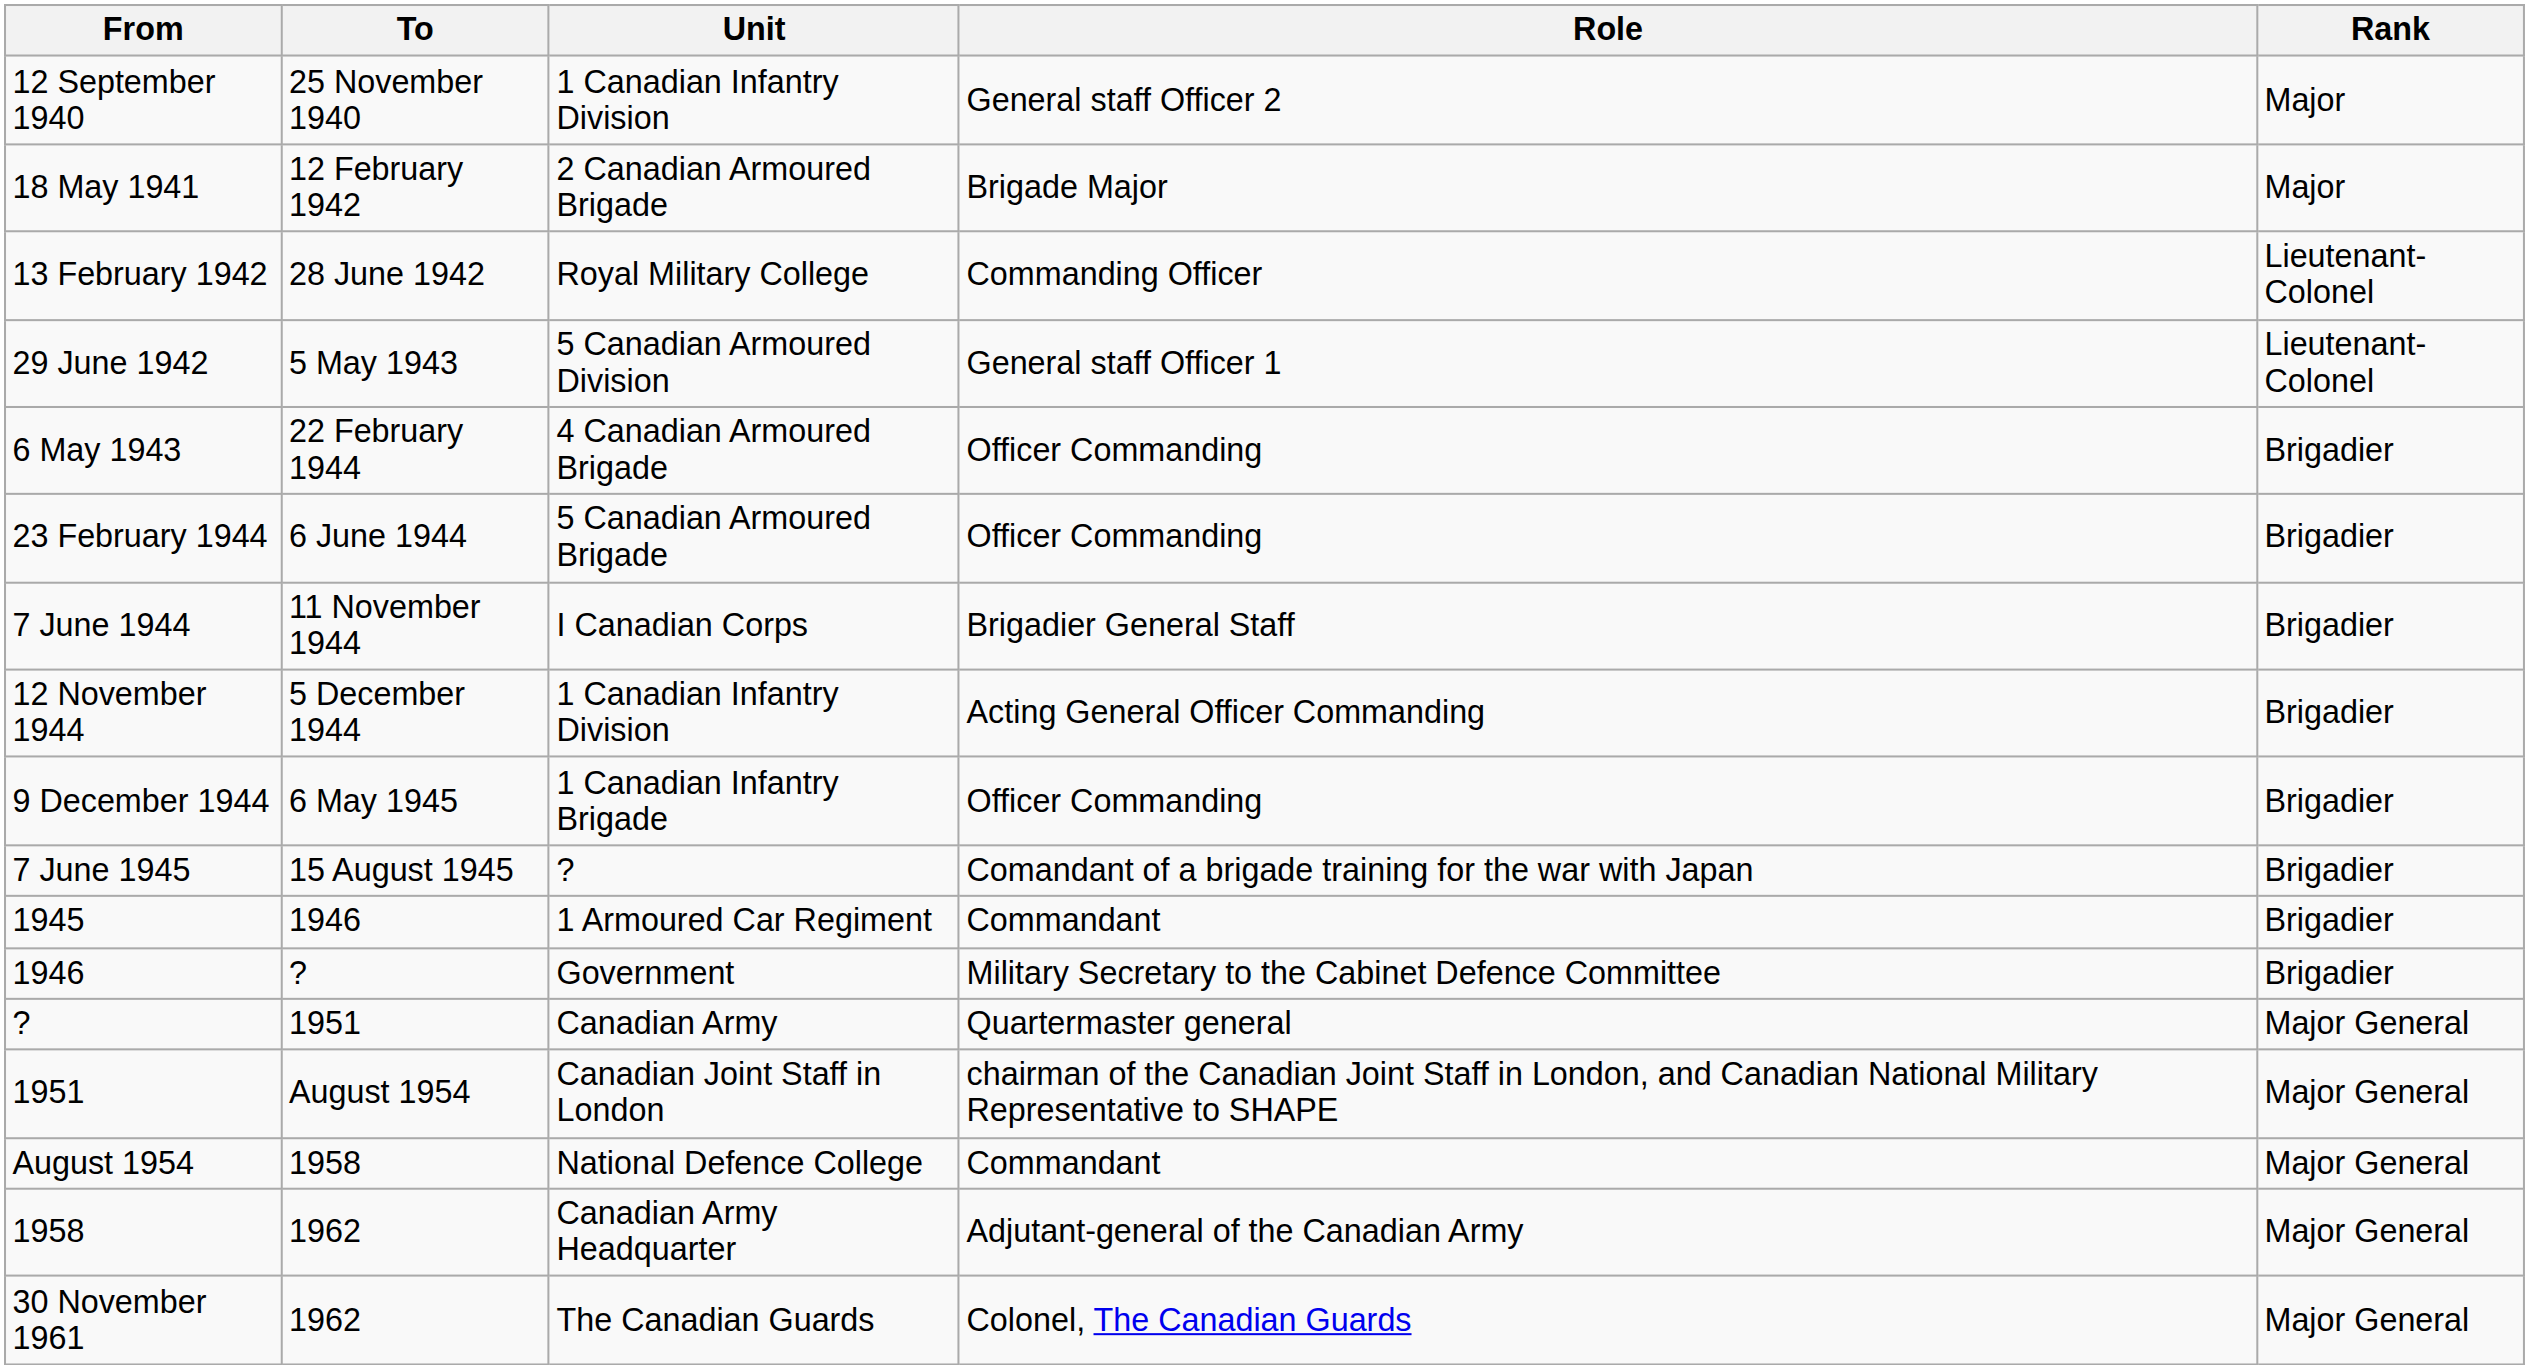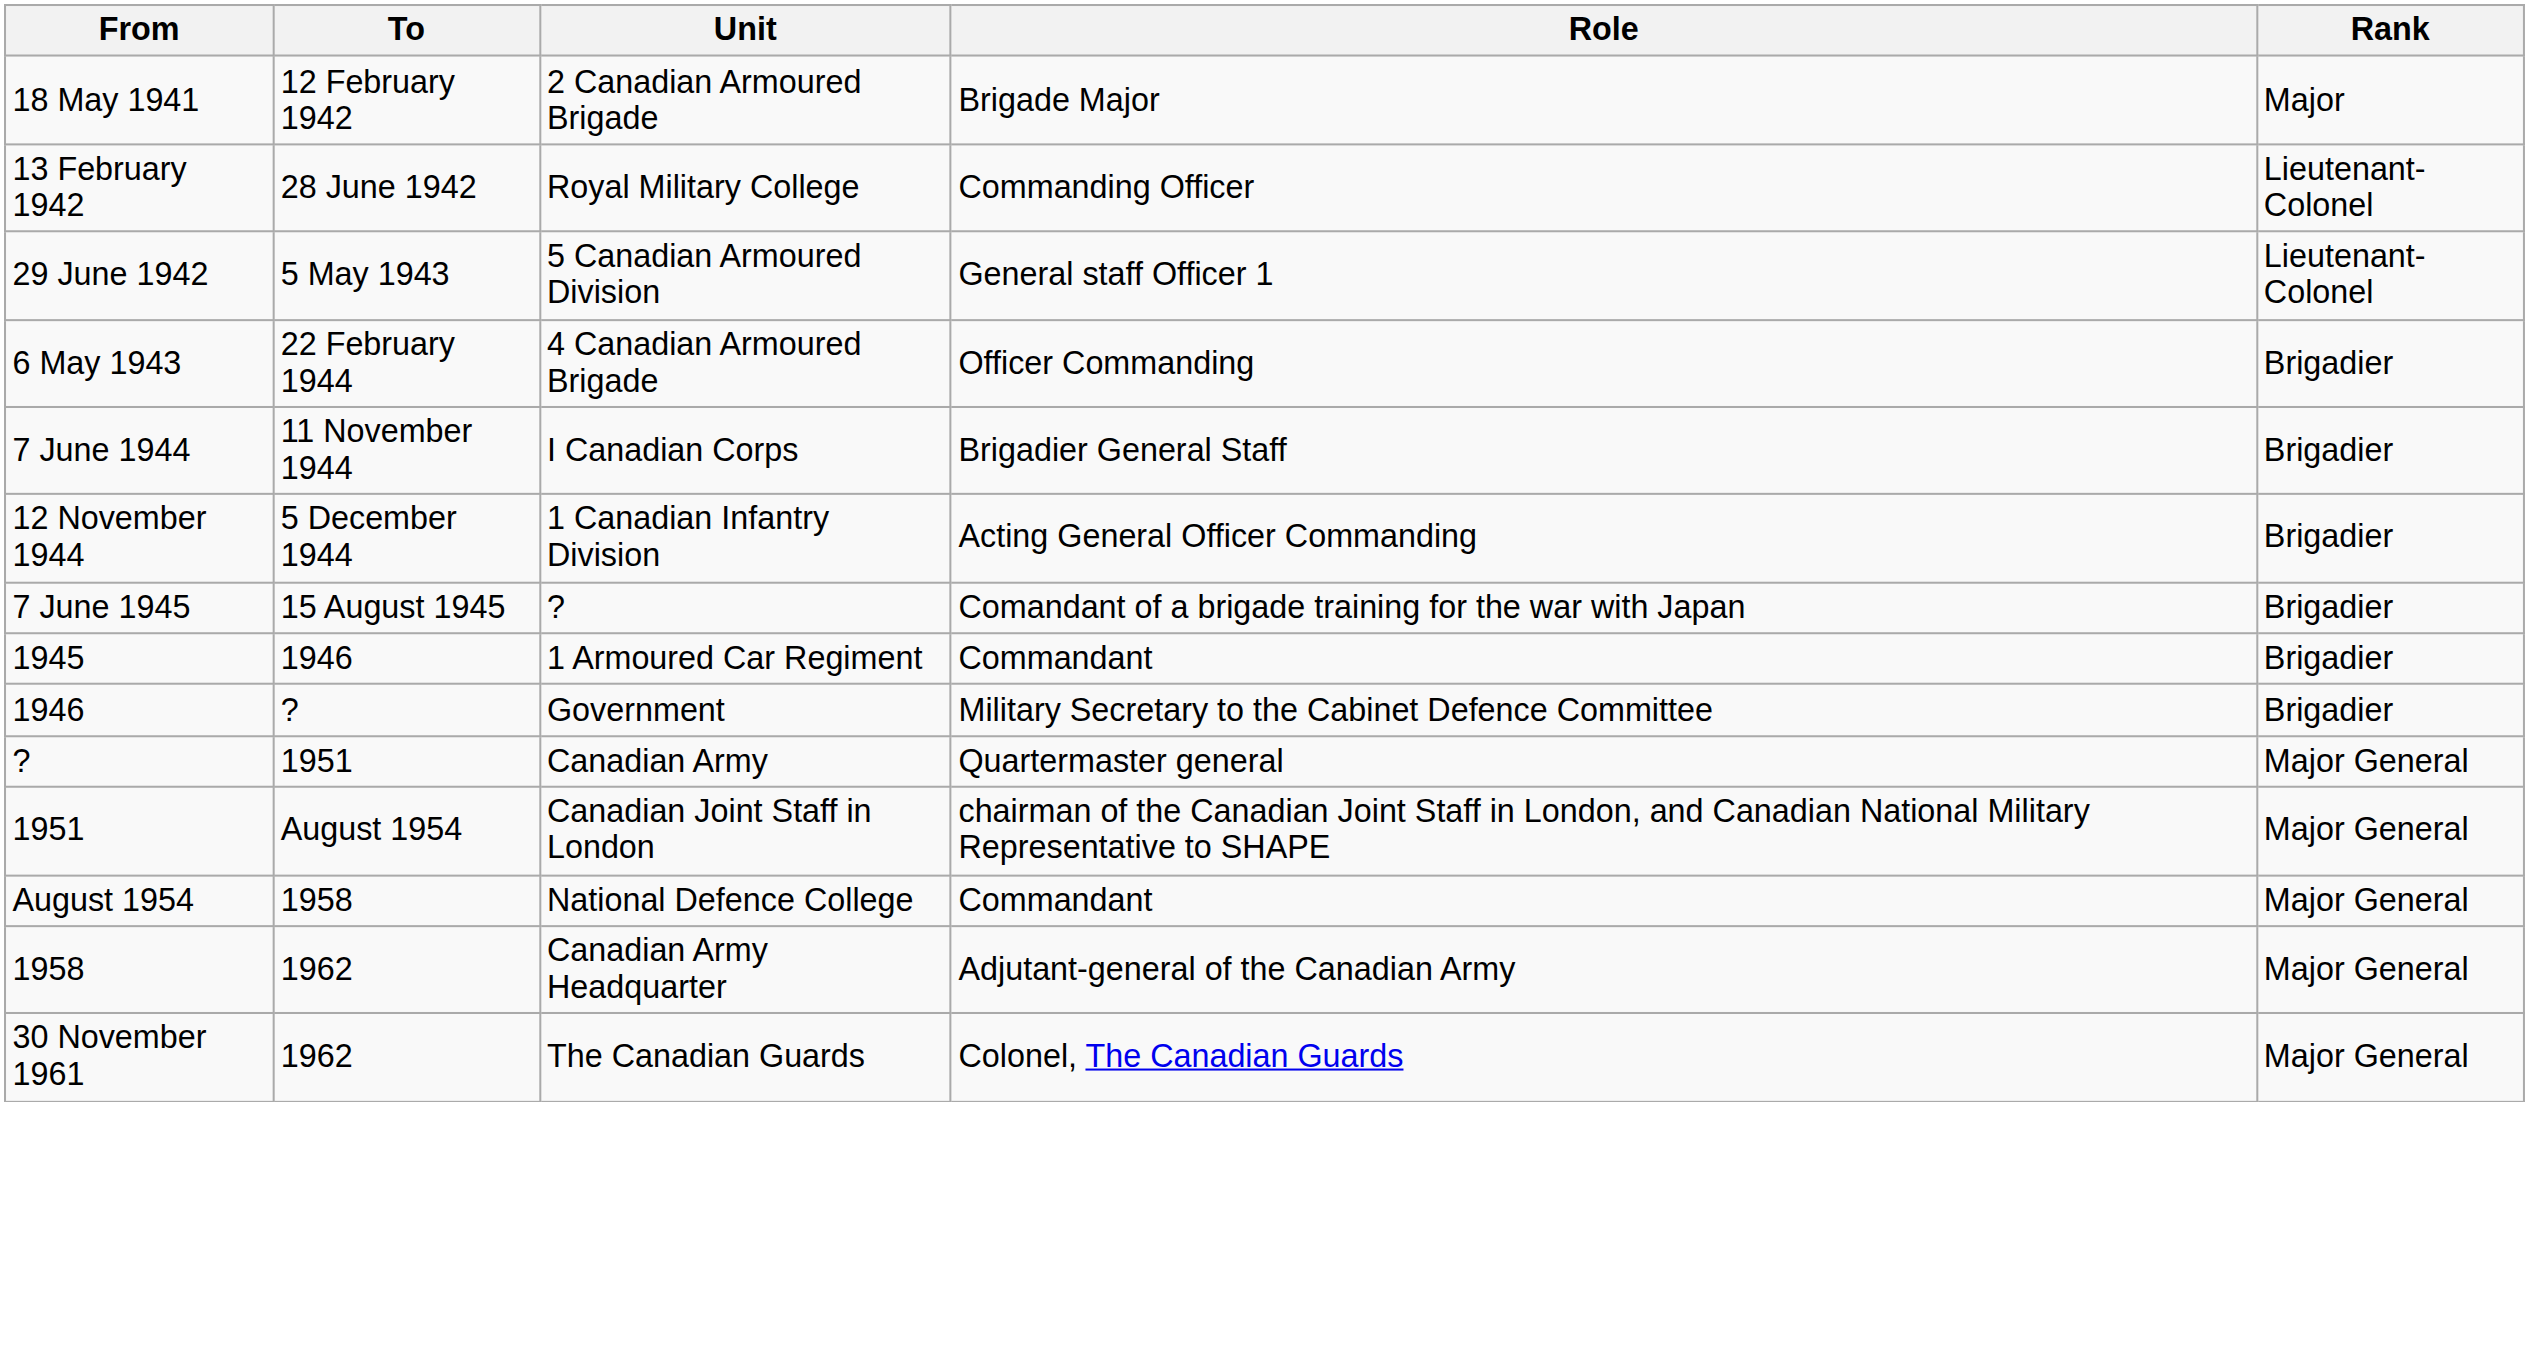- row: (114, 99)
- row: (140, 537)
- row: (141, 800)
